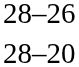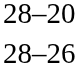rows swapped: (39, 53) <-> (39, 13)
